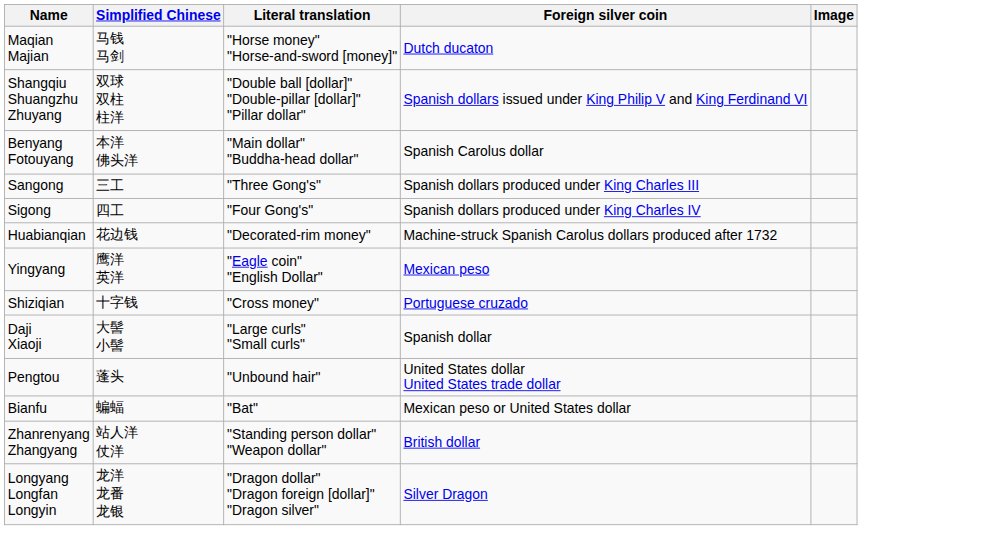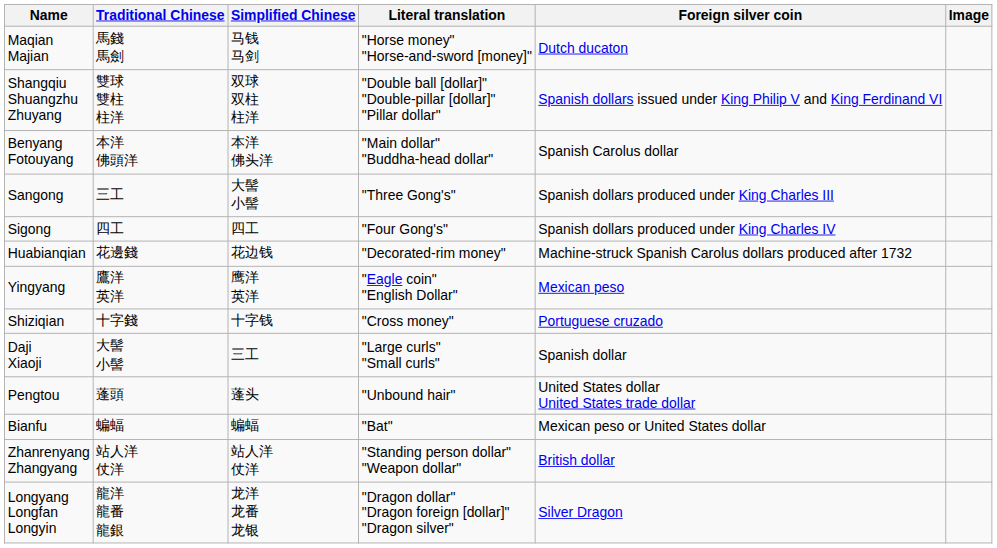+ column: (160, 15)
(110, 185) 三工 -> (245, 194) 大髻 小髻
(110, 336) 大髻 小髻 -> (245, 354) 三工
